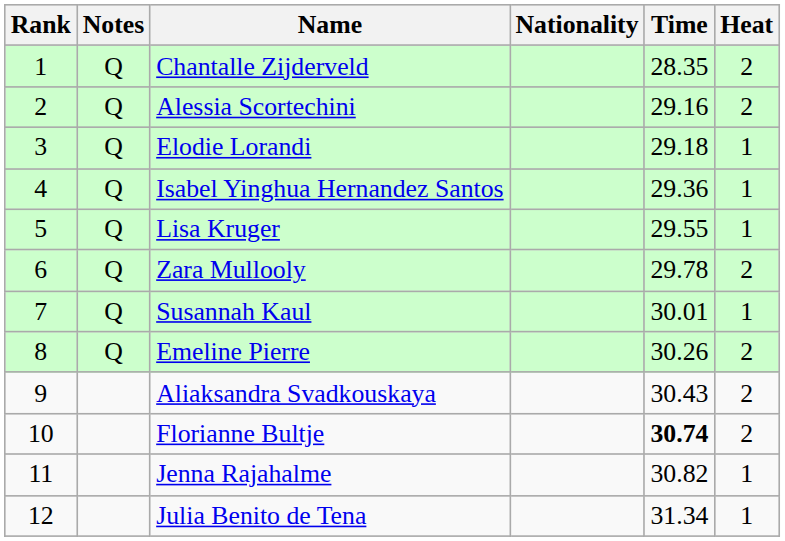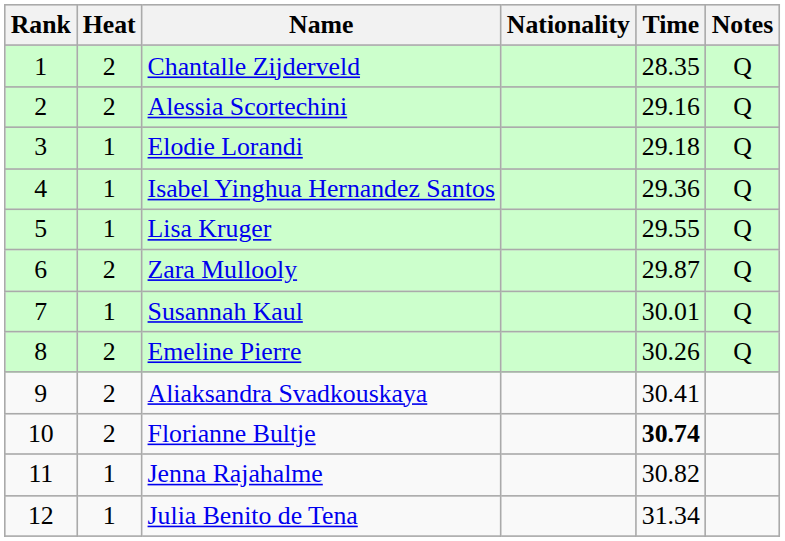columns swapped: (747, 24) <-> (114, 24)
(679, 270) 29.78 -> (671, 270) 29.87
(679, 392) 30.43 -> (671, 392) 30.41
